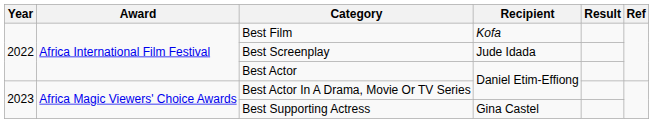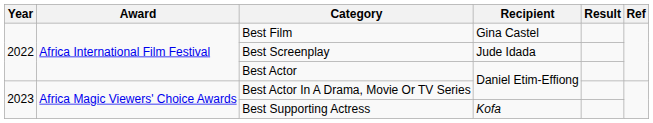(489, 33) Kofa -> (508, 33) Gina Castel
(508, 109) Gina Castel -> (489, 109) Kofa
